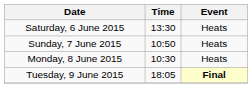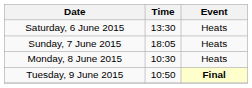(163, 43) 10:50 -> (163, 43) 18:05
(163, 75) 18:05 -> (163, 75) 10:50
